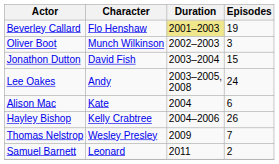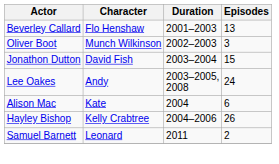(194, 28) khaki background -> (191, 28) no background
(232, 28) 19 -> (230, 28) 13
- row: (45, 135)
